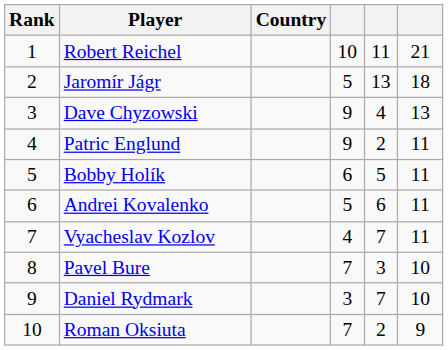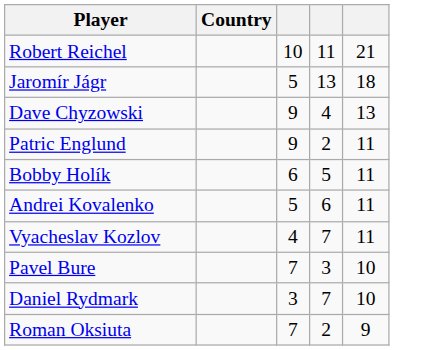- column: (32, 19)
